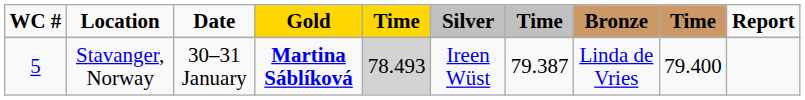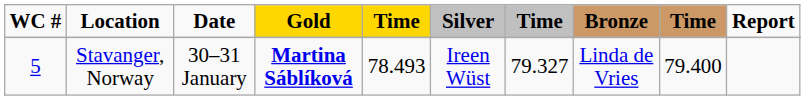(397, 66) lightgrey background -> (397, 66) no background
(540, 66) 79.387 -> (540, 66) 79.327
